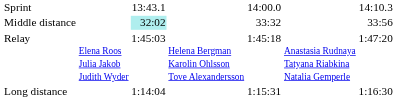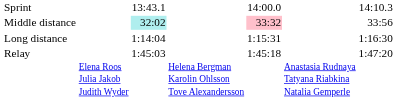(268, 22) no background -> (268, 22) pink background
rows swapped: (36, 91) <-> (17, 38)
